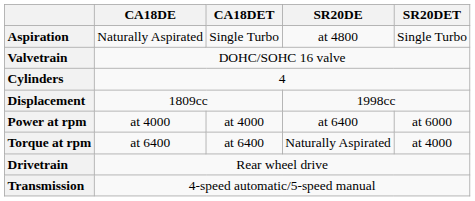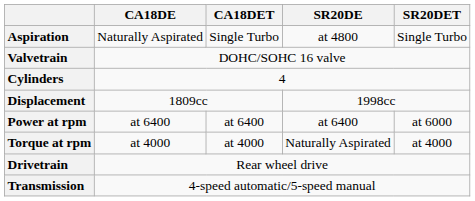(150, 121) at 4000 -> (150, 121) at 6400
(244, 121) at 4000 -> (244, 121) at 6400
(150, 143) at 6400 -> (150, 143) at 4000
(244, 143) at 6400 -> (244, 143) at 4000
